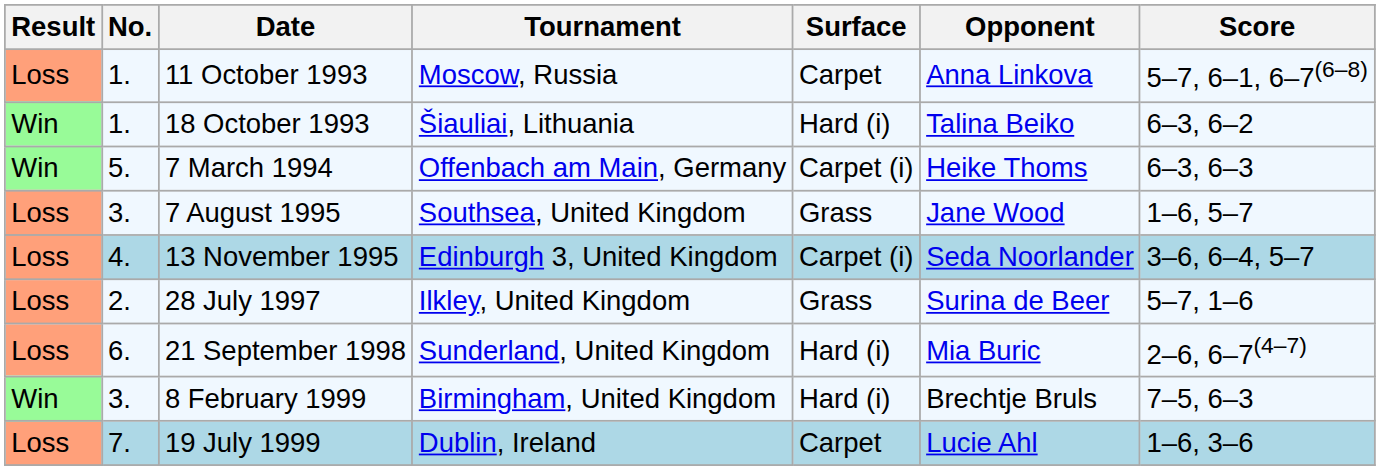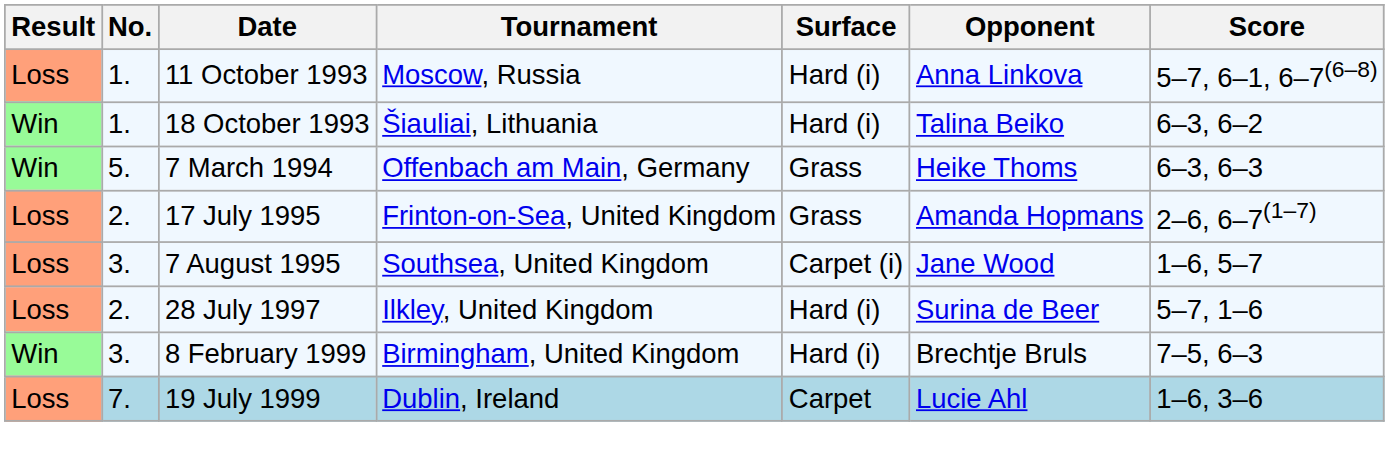(840, 74) Carpet -> (835, 74) Hard (i)
(856, 167) Carpet (i) -> (825, 167) Grass
+ row: (243, 215)
(836, 212) Grass -> (846, 263) Carpet (i)
- row: (282, 256)
(836, 301) Grass -> (835, 308) Hard (i)
- row: (285, 349)
